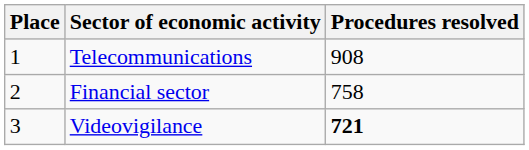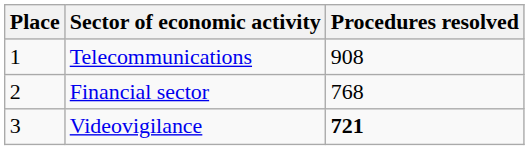(347, 91) 758 -> (347, 91) 768
